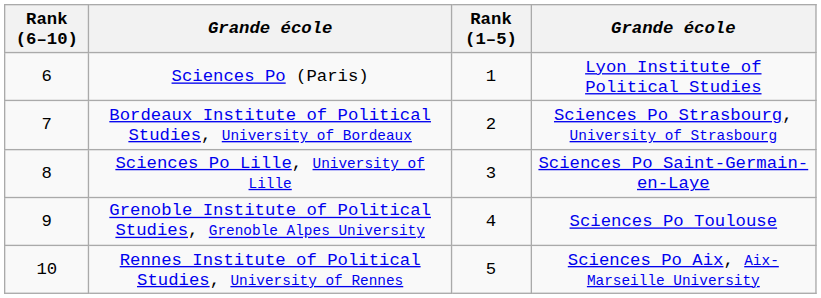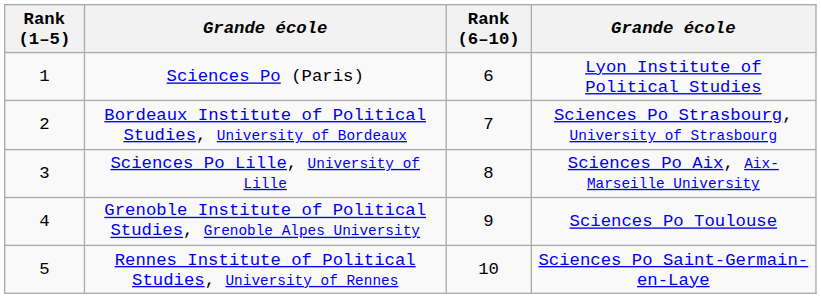columns swapped: (491, 29) <-> (47, 29)
(673, 173) Sciences Po Saint-Germain-en-Laye -> (673, 172) Sciences Po Aix, Aix-Marseille University
(673, 269) Sciences Po Aix, Aix-Marseille University -> (673, 269) Sciences Po Saint-Germain-en-Laye
